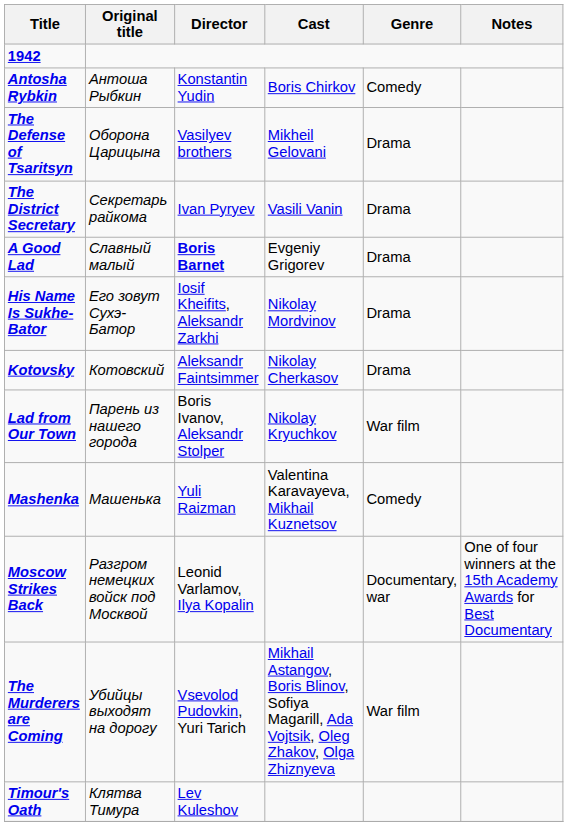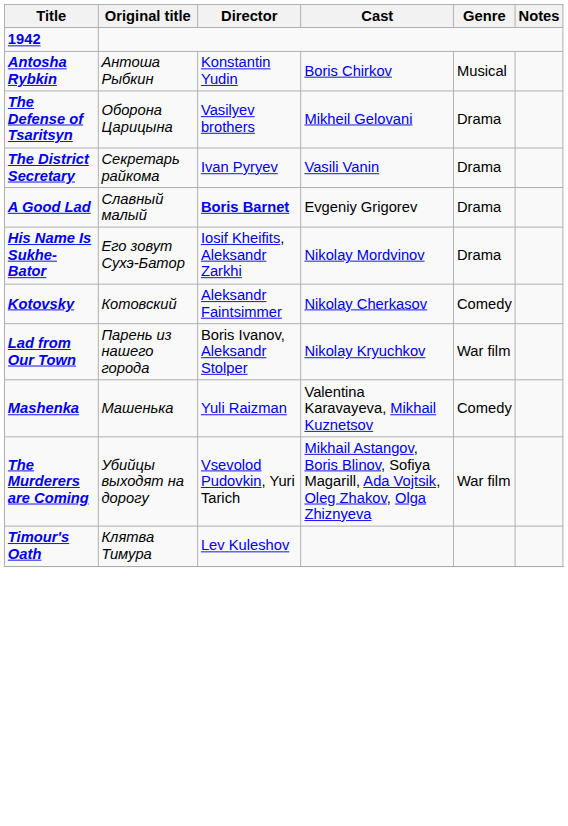(394, 87) Comedy -> (482, 71) Musical
(389, 370) Drama -> (484, 303) Comedy
- row: (37, 589)
